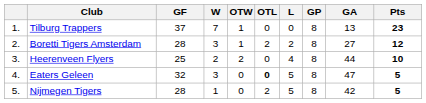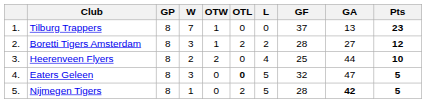columns swapped: (314, 12) <-> (180, 12)
(350, 91) normal -> (350, 91) bold
